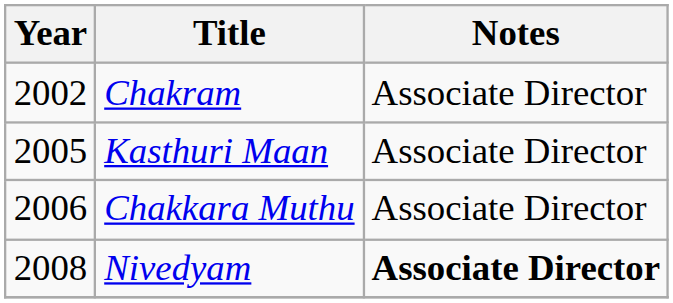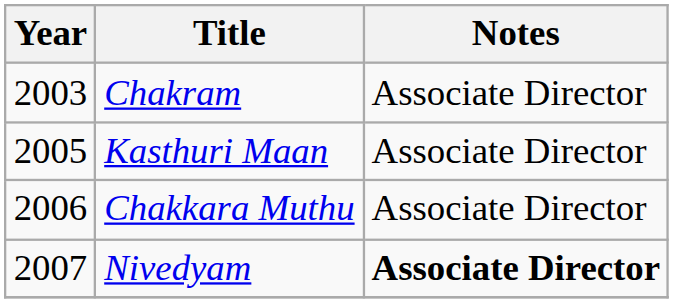(50, 92) 2002 -> (50, 92) 2003
(50, 267) 2008 -> (50, 267) 2007
